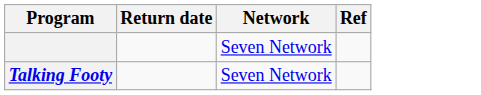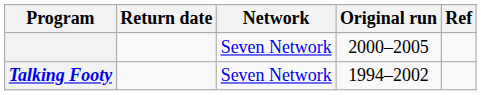+ column: (388, 18)
